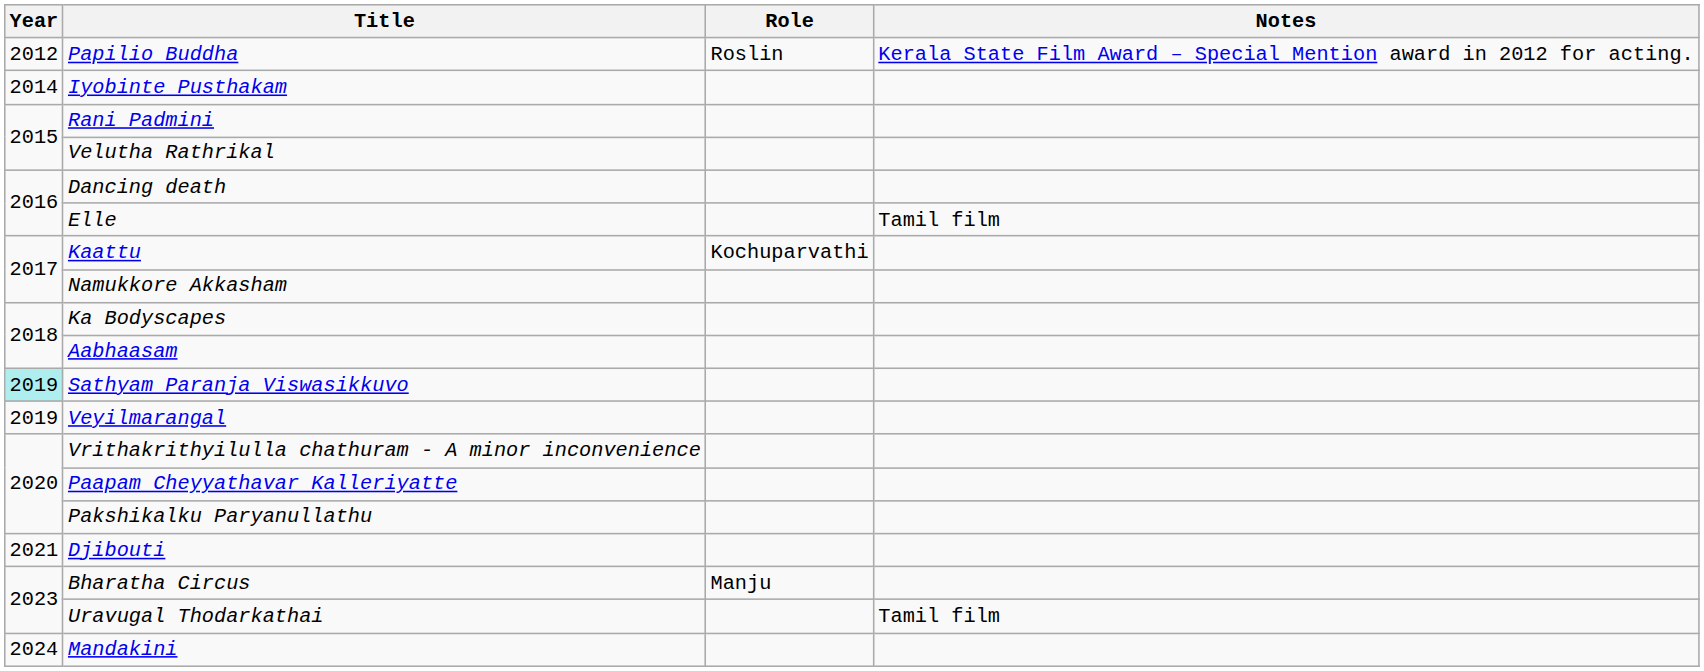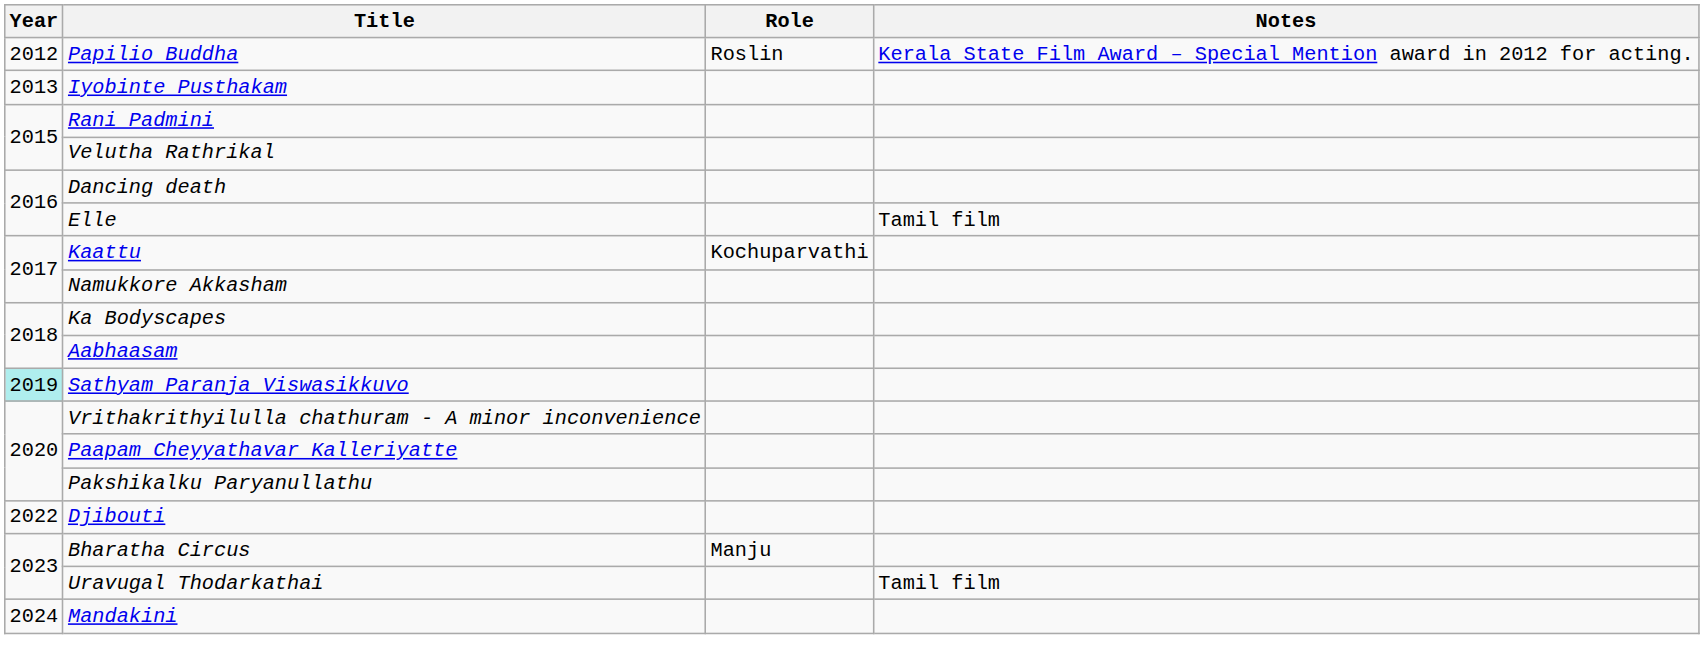(34, 87) 2014 -> (34, 87) 2013
- row: (147, 418)
(34, 550) 2021 -> (34, 517) 2022
